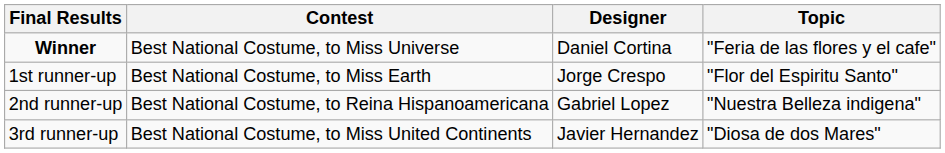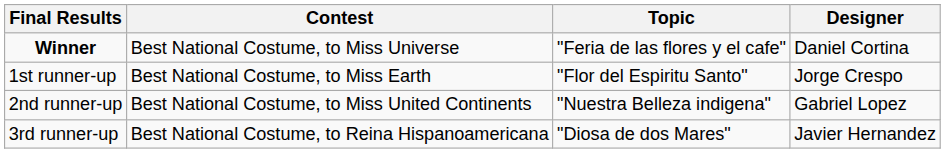columns swapped: (628, 18) <-> (822, 18)
(340, 104) Best National Costume, to Reina Hispanoamericana -> (331, 104) Best National Costume, to Miss United Continents
(331, 133) Best National Costume, to Miss United Continents -> (340, 133) Best National Costume, to Reina Hispanoamericana
